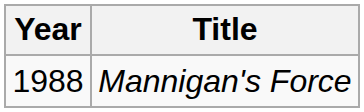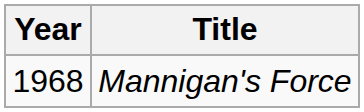(48, 80) 1988 -> (48, 80) 1968
